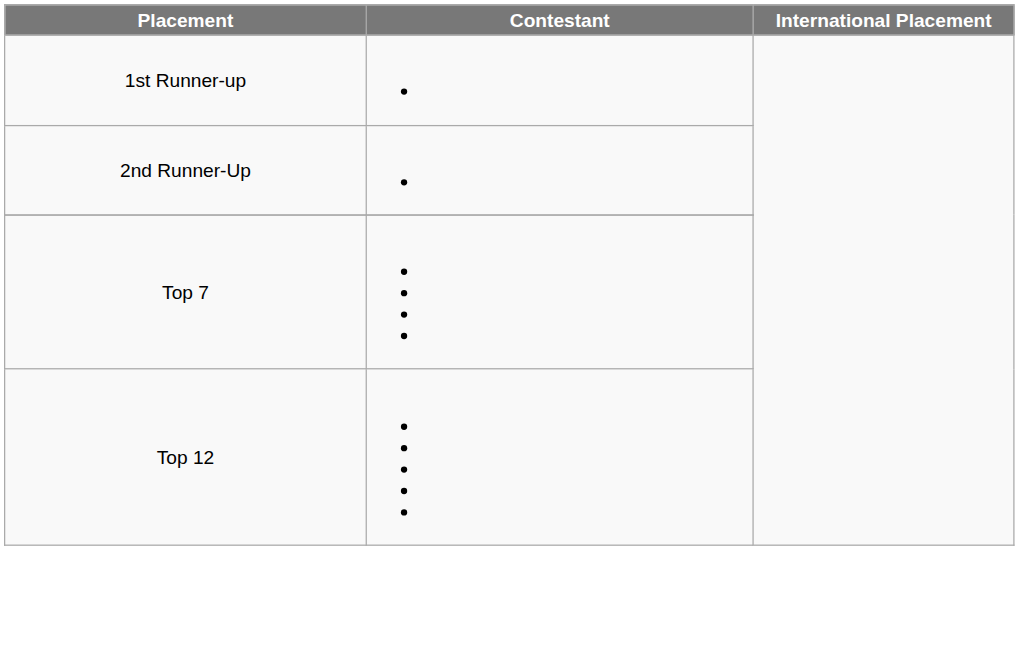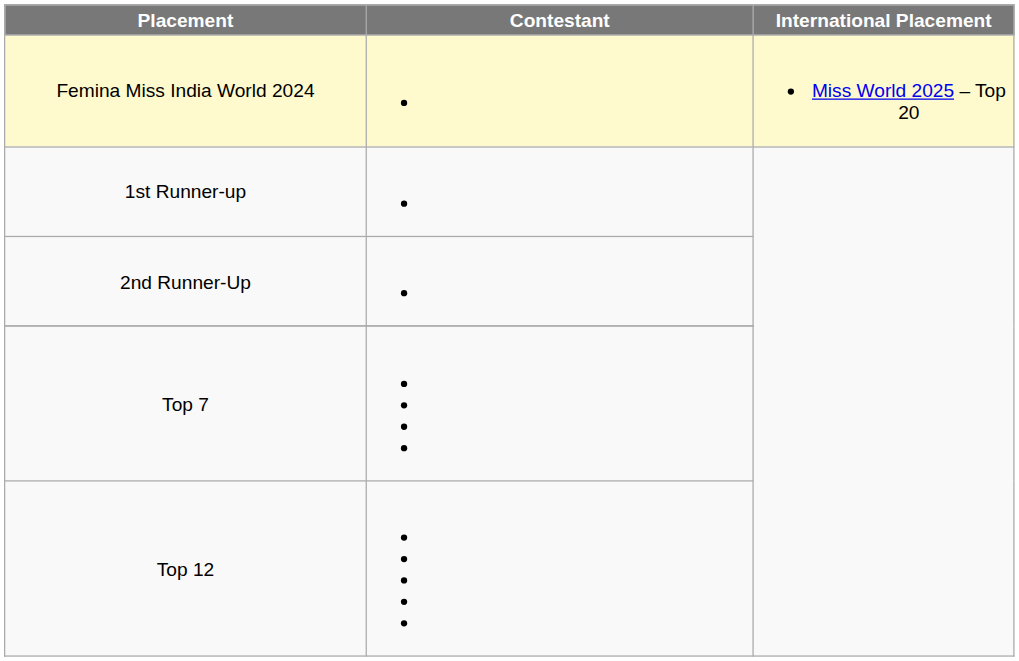+ row: (185, 91)
